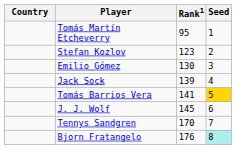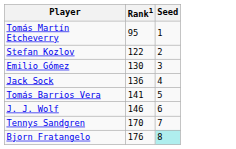- column: (30, 13)
(187, 52) 123 -> (136, 52) 122
(187, 80) 139 -> (136, 80) 136
(211, 95) gold background -> (160, 95) no background
(187, 109) 145 -> (136, 109) 146
